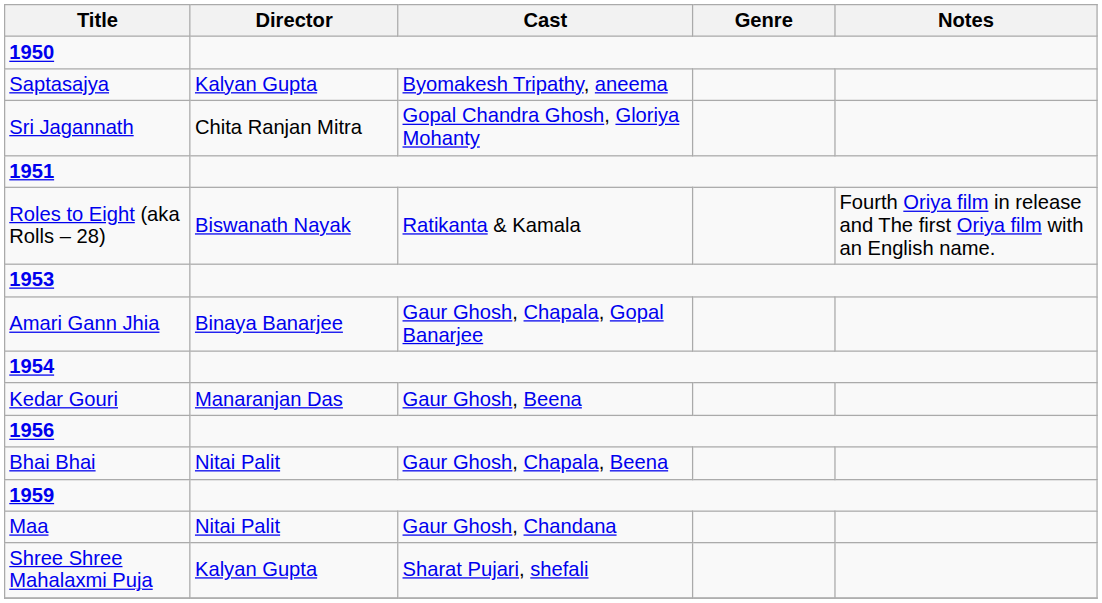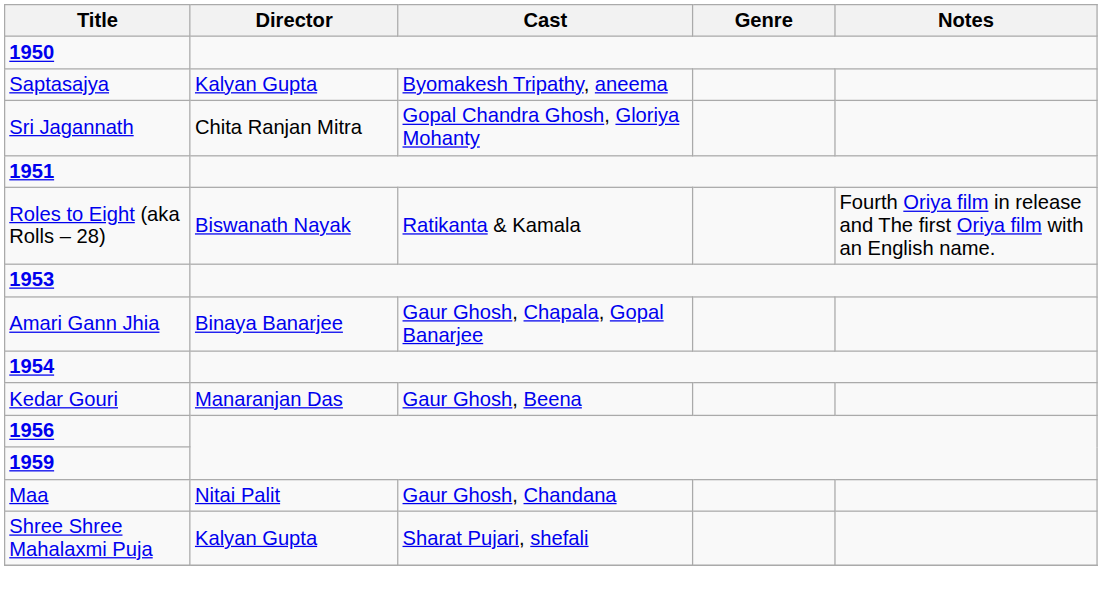- row: (52, 462)
